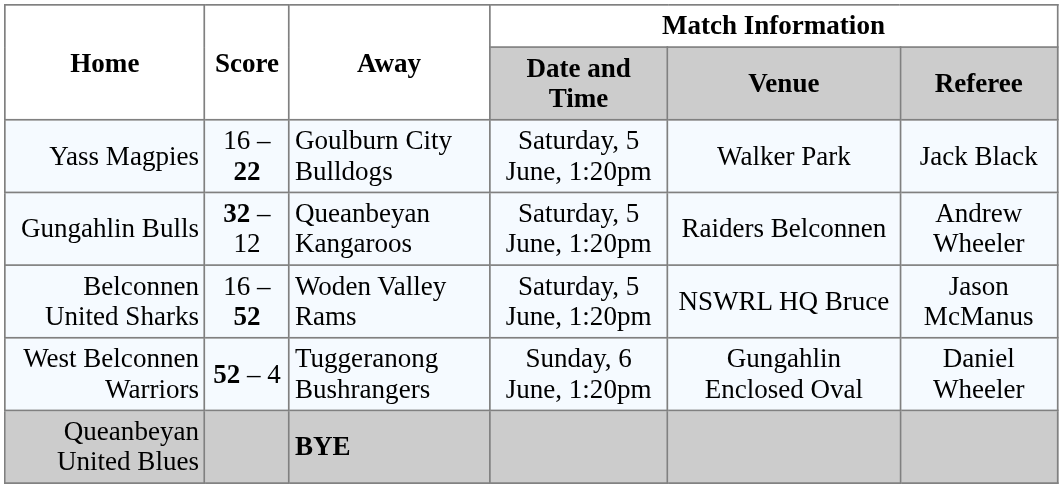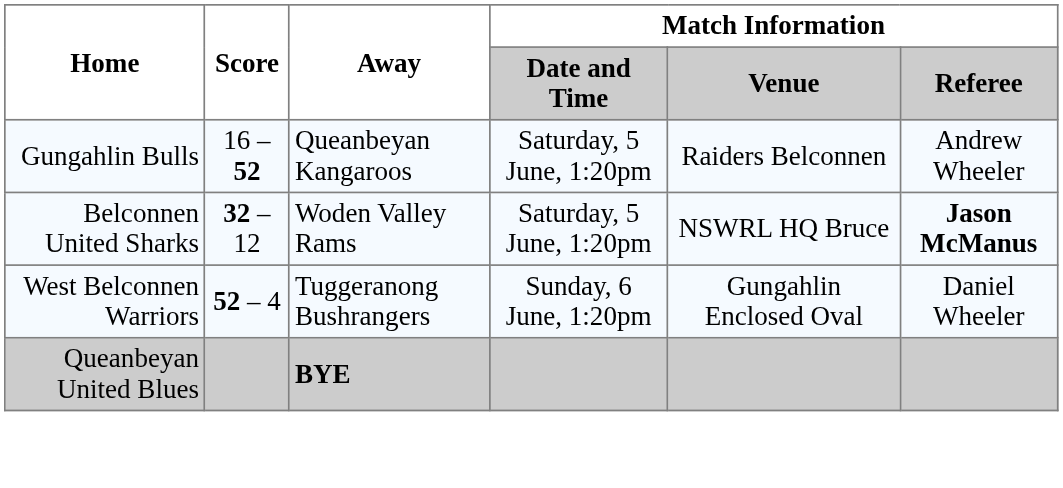- row: (124, 155)
(247, 228) 32 – 12 -> (247, 155) 16 – 52
(247, 301) 16 – 52 -> (247, 228) 32 – 12
(979, 301) normal -> (979, 228) bold
